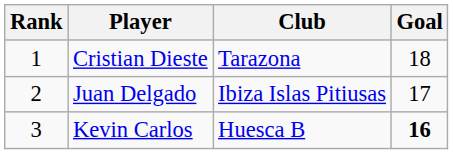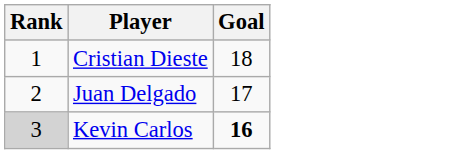- column: (302, 22)
(36, 129) no background -> (36, 129) lightgrey background
